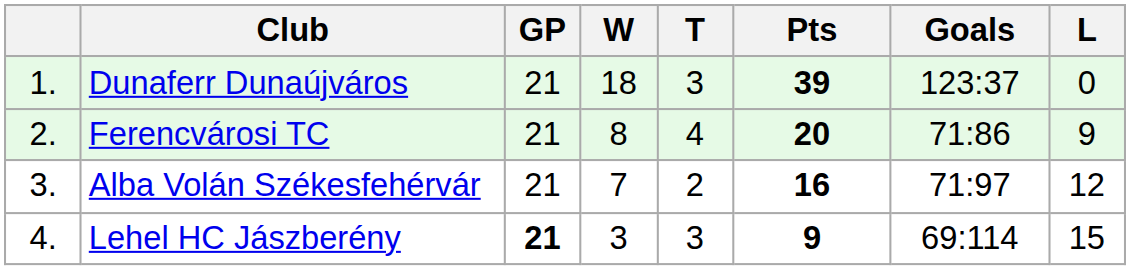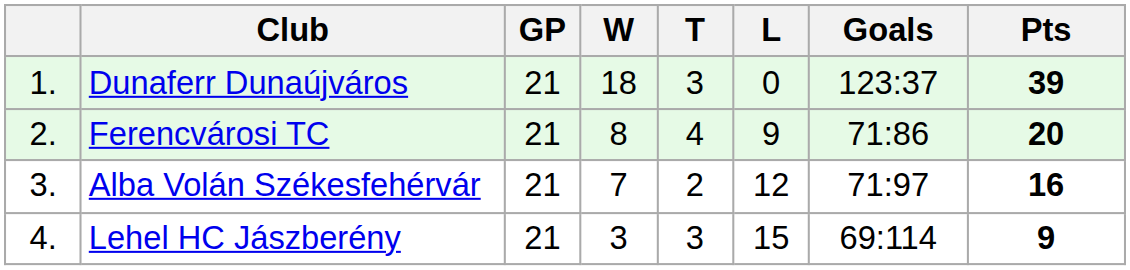columns swapped: (1087, 30) <-> (812, 30)
(542, 237) bold -> (542, 237) normal
